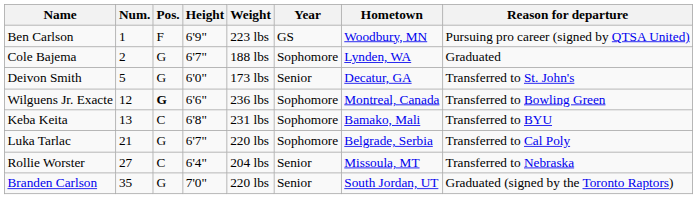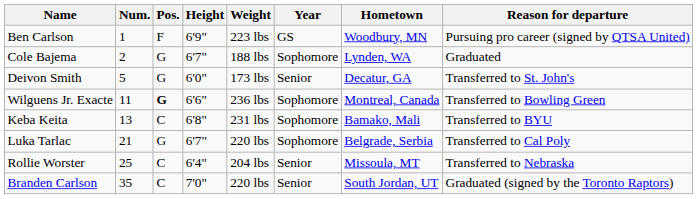(126, 99) 12 -> (125, 99) 11
(126, 162) 27 -> (126, 162) 25
(161, 183) G -> (161, 183) C
